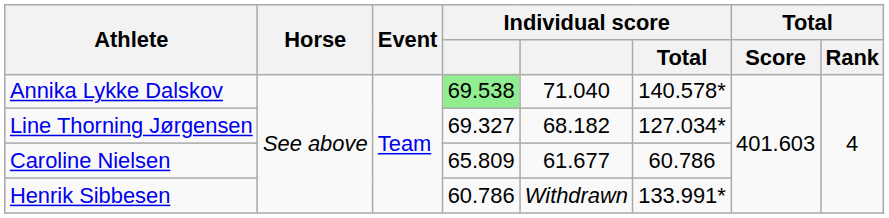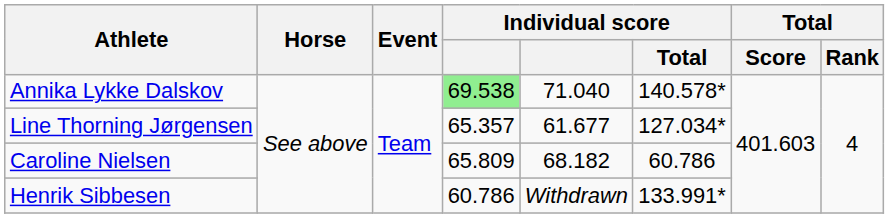(481, 126) 69.327 -> (481, 126) 65.357
(576, 126) 68.182 -> (576, 126) 61.677
(576, 161) 61.677 -> (576, 161) 68.182
